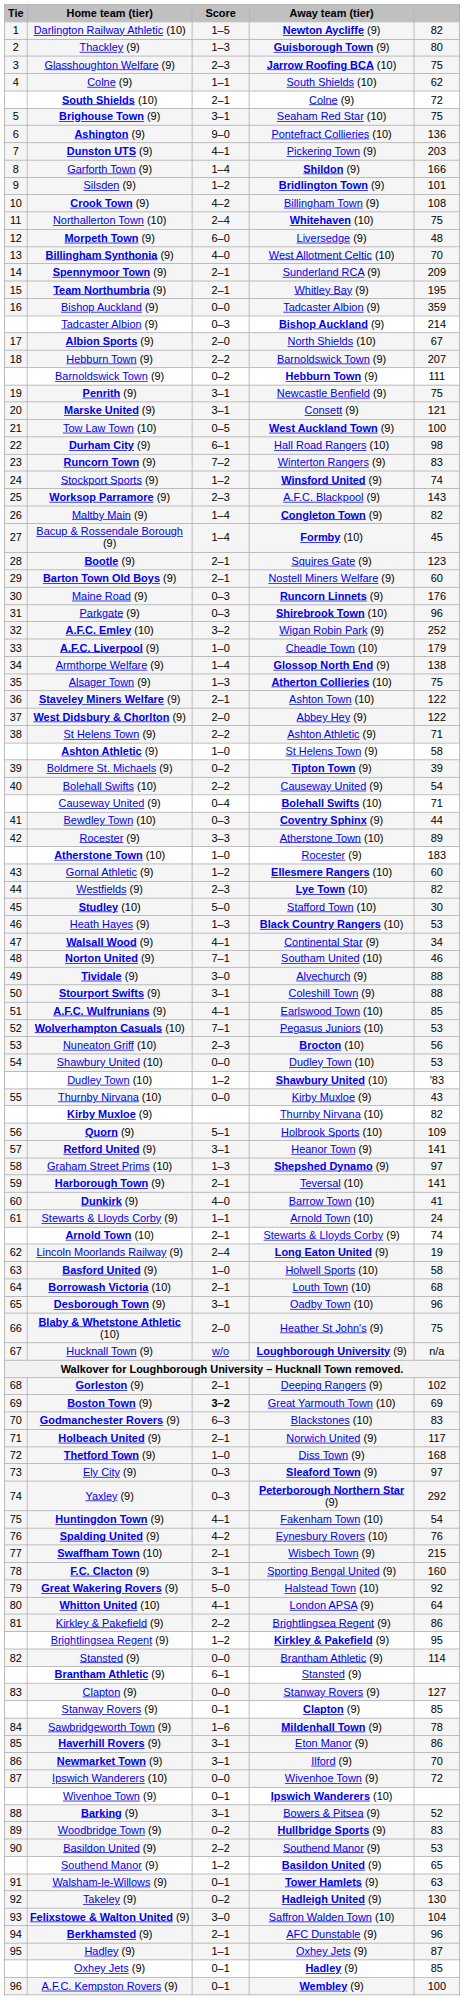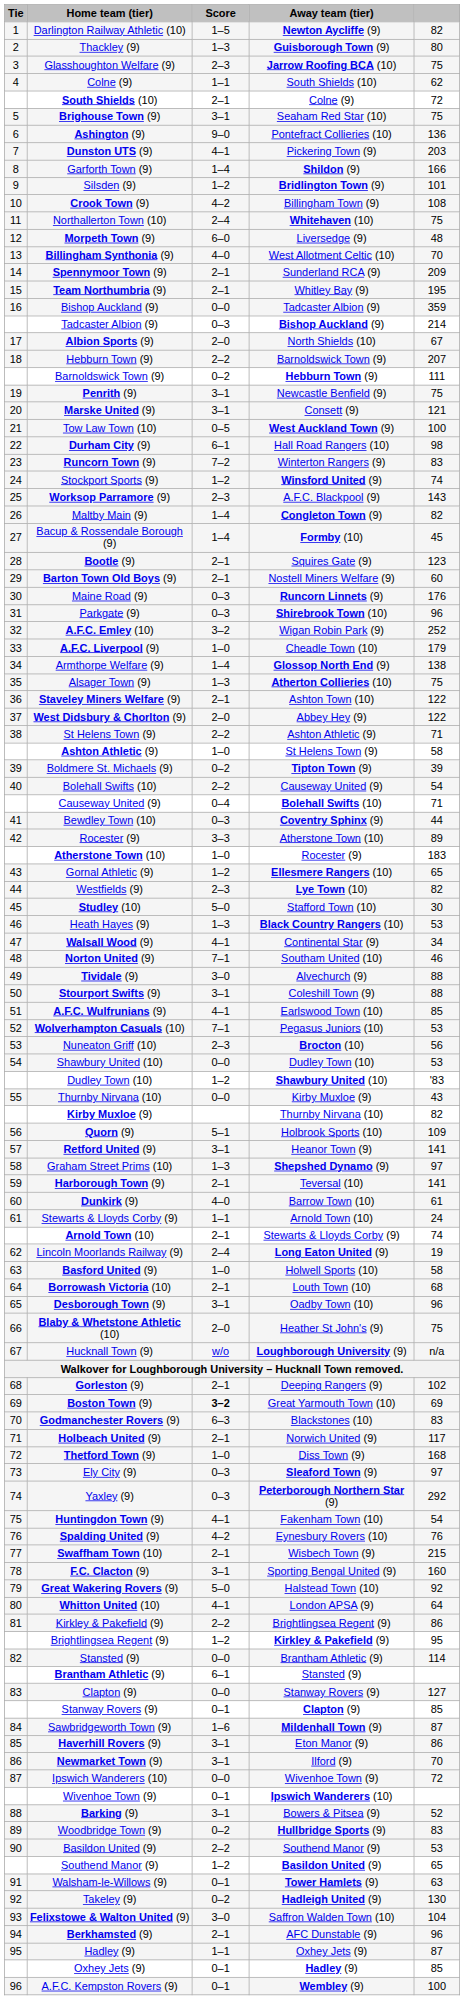(437, 873) 60 -> (437, 873) 65
(437, 1201) 41 -> (437, 1201) 61
(437, 1727) 78 -> (437, 1727) 87
